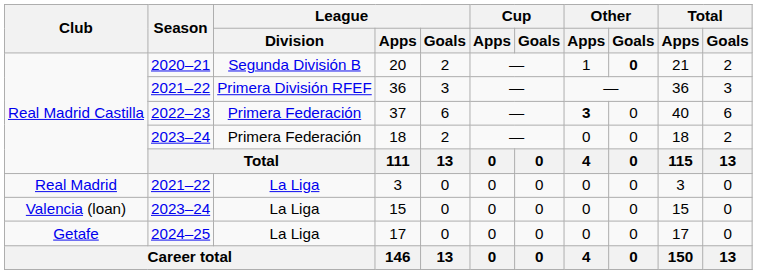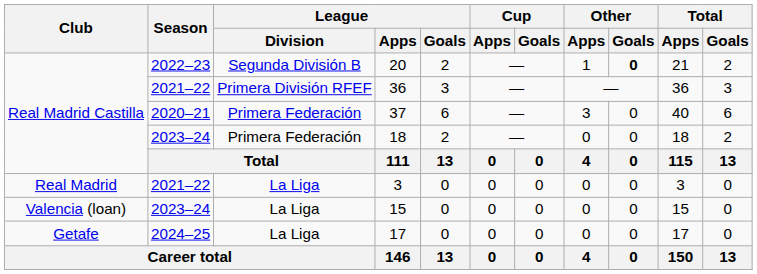(181, 64) 2020–21 -> (181, 64) 2022–23
(181, 112) 2022–23 -> (181, 112) 2020–21
(586, 112) bold -> (586, 112) normal
